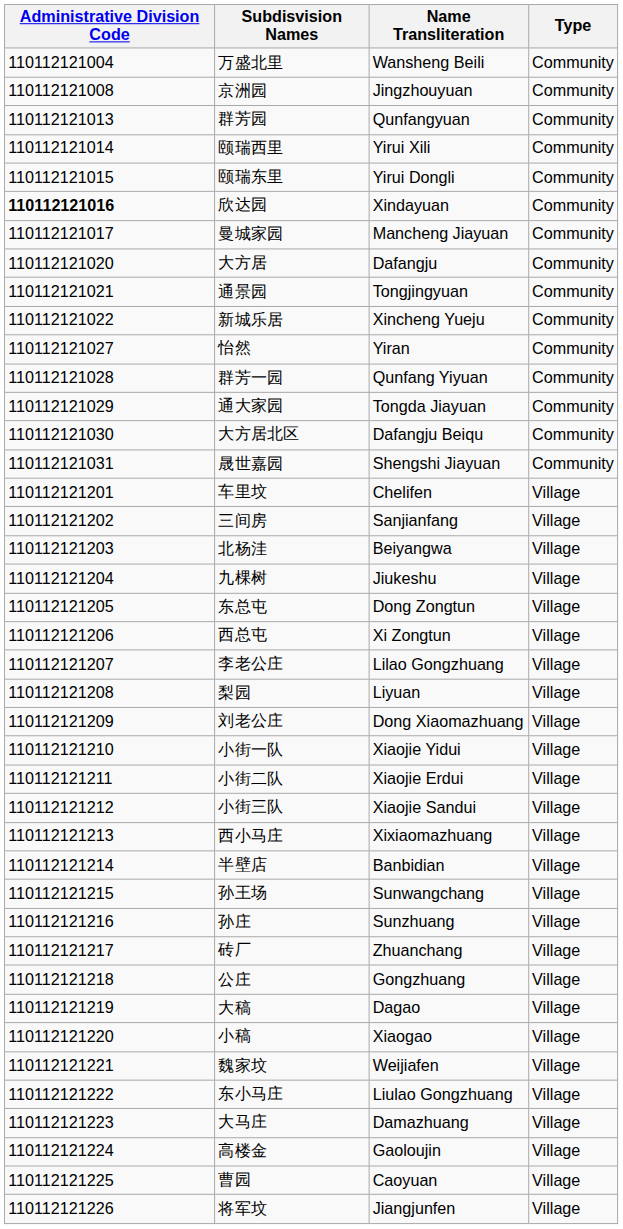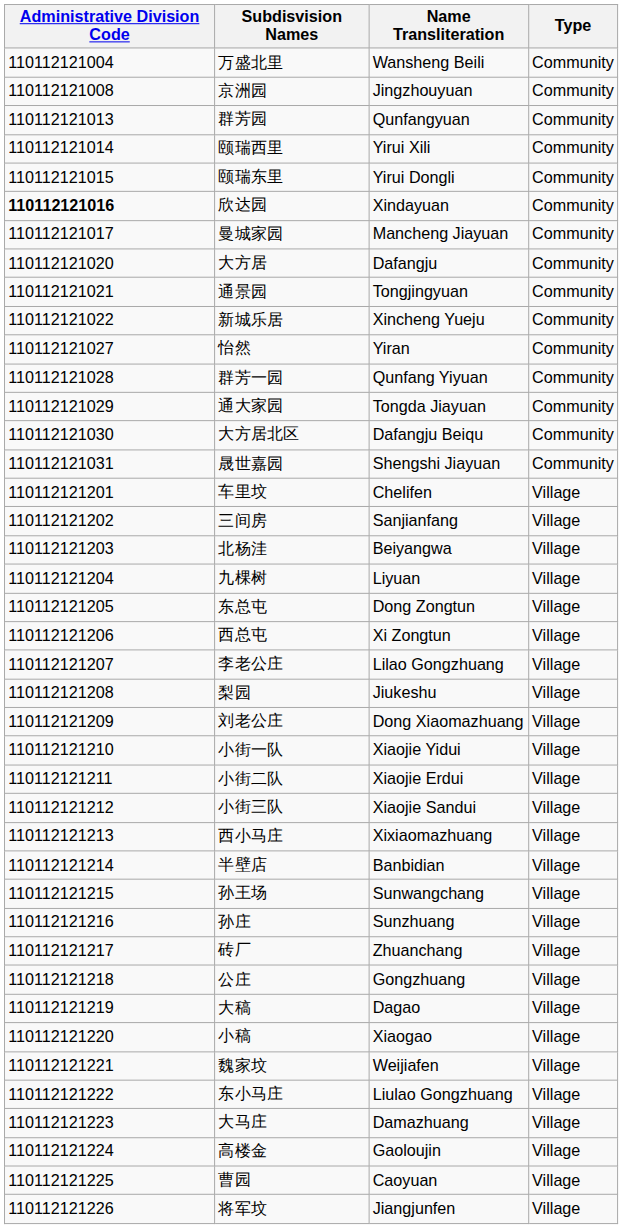(405, 578) Jiukeshu -> (396, 578) Liyuan
(396, 693) Liyuan -> (405, 693) Jiukeshu
